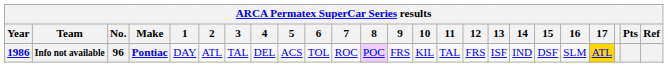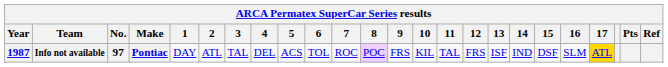(18, 52) 1986 -> (18, 52) 1987
(118, 52) 96 -> (118, 52) 97
